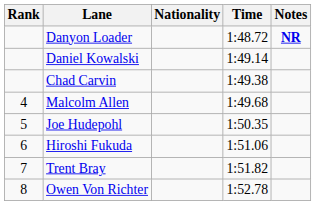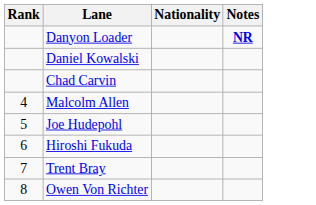- column: (247, 15)
